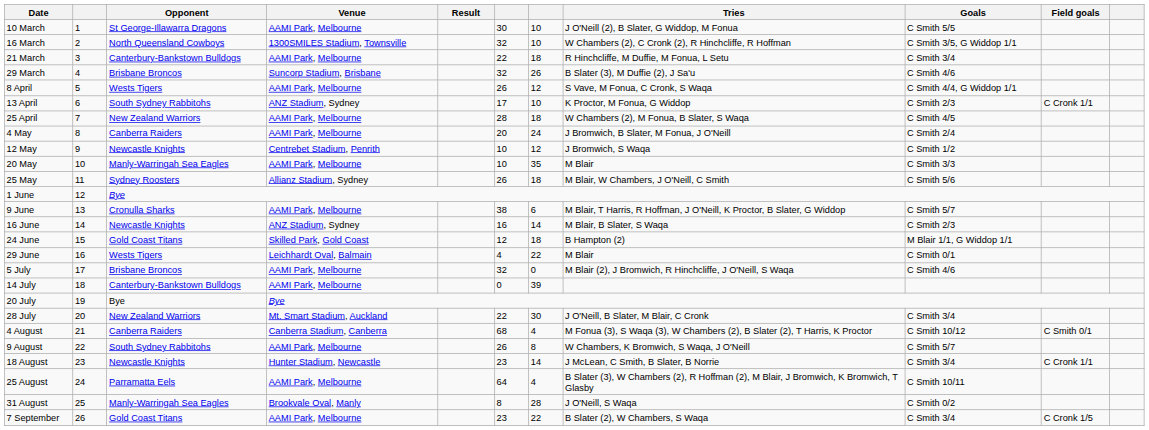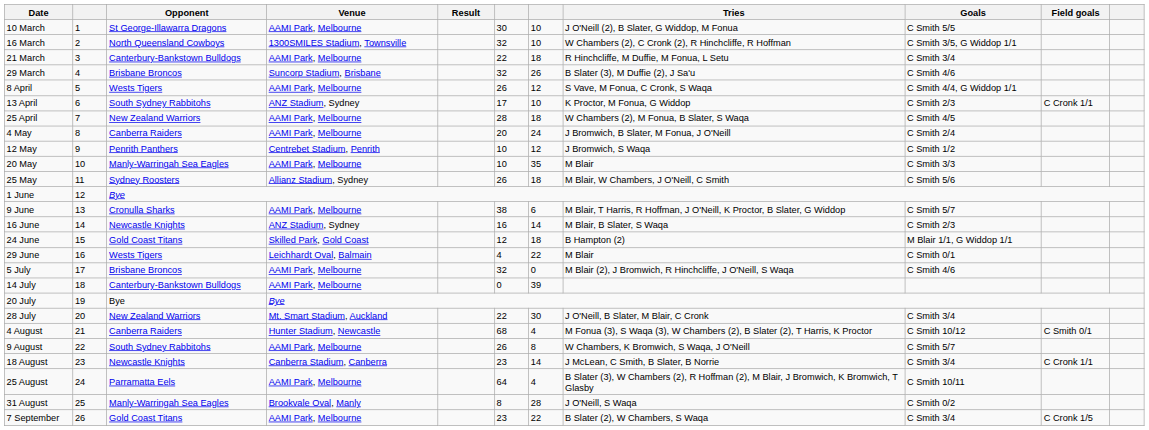(147, 148) Newcastle Knights -> (143, 148) Penrith Panthers
(328, 331) Canberra Stadium, Canberra -> (325, 331) Hunter Stadium, Newcastle
(325, 361) Hunter Stadium, Newcastle -> (328, 361) Canberra Stadium, Canberra
